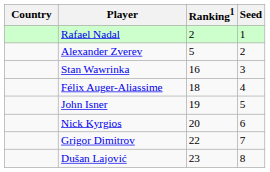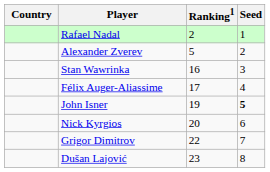(194, 87) 18 -> (194, 87) 17
(242, 105) normal -> (242, 105) bold
